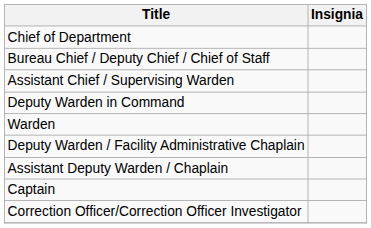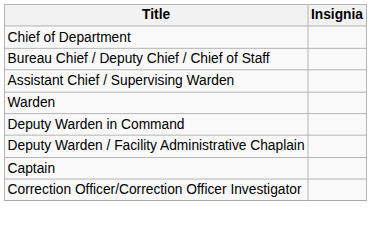rows swapped: (31, 124) <-> (96, 102)
- row: (118, 168)
